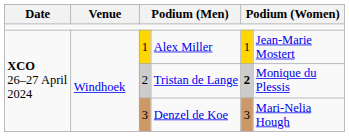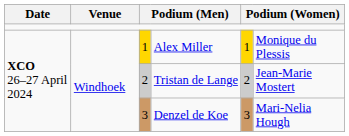(284, 46) Jean-Marie Mostert -> (286, 46) Monique du Plessis
(247, 80) bold -> (247, 80) normal
(286, 80) Monique du Plessis -> (284, 80) Jean-Marie Mostert
